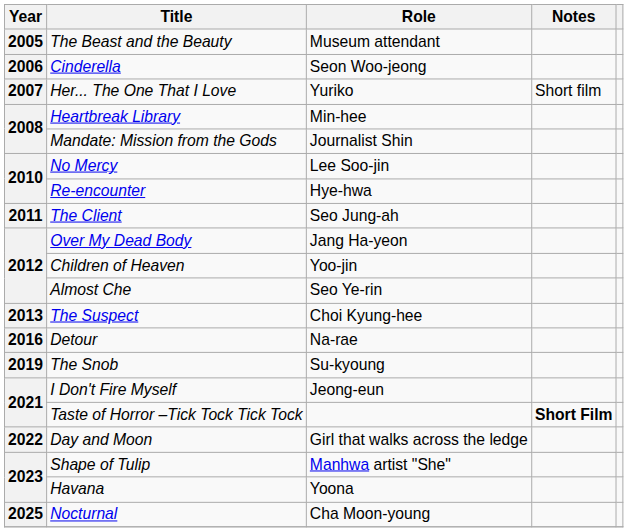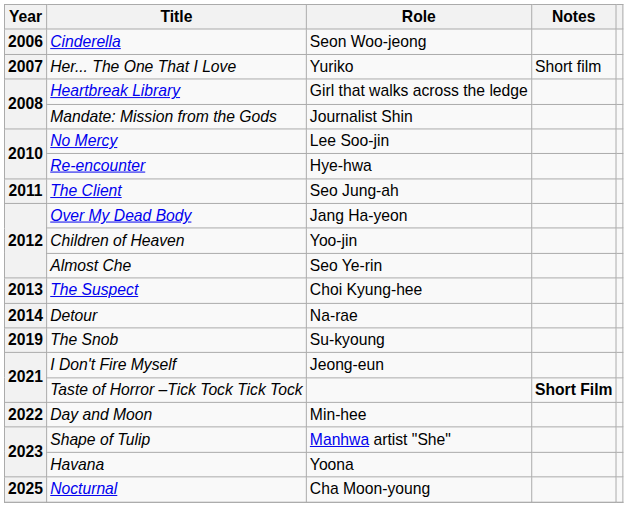- row: (141, 41)
(338, 116) Min-hee -> (419, 91) Girl that walks across the ledge
(26, 340) 2016 -> (26, 315) 2014
(419, 439) Girl that walks across the ledge -> (338, 414) Min-hee
